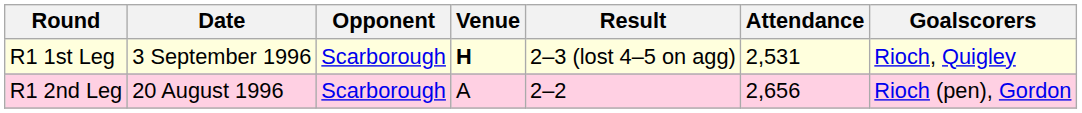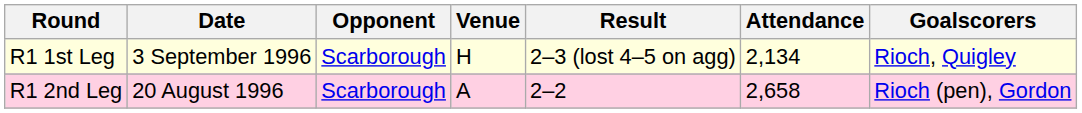(464, 56) bold -> (464, 56) normal
(773, 56) 2,531 -> (773, 56) 2,134
(773, 90) 2,656 -> (773, 90) 2,658
